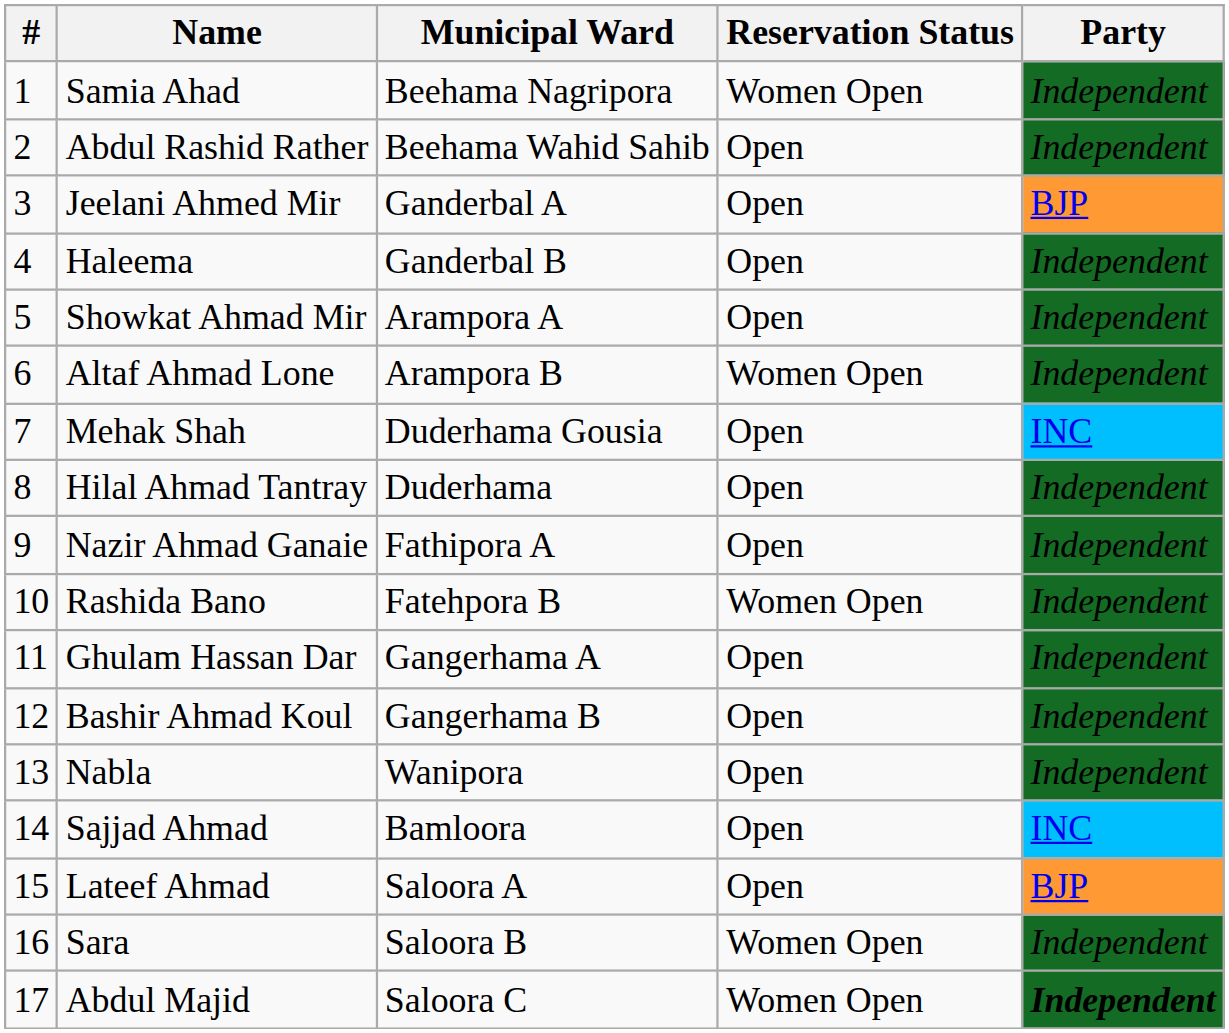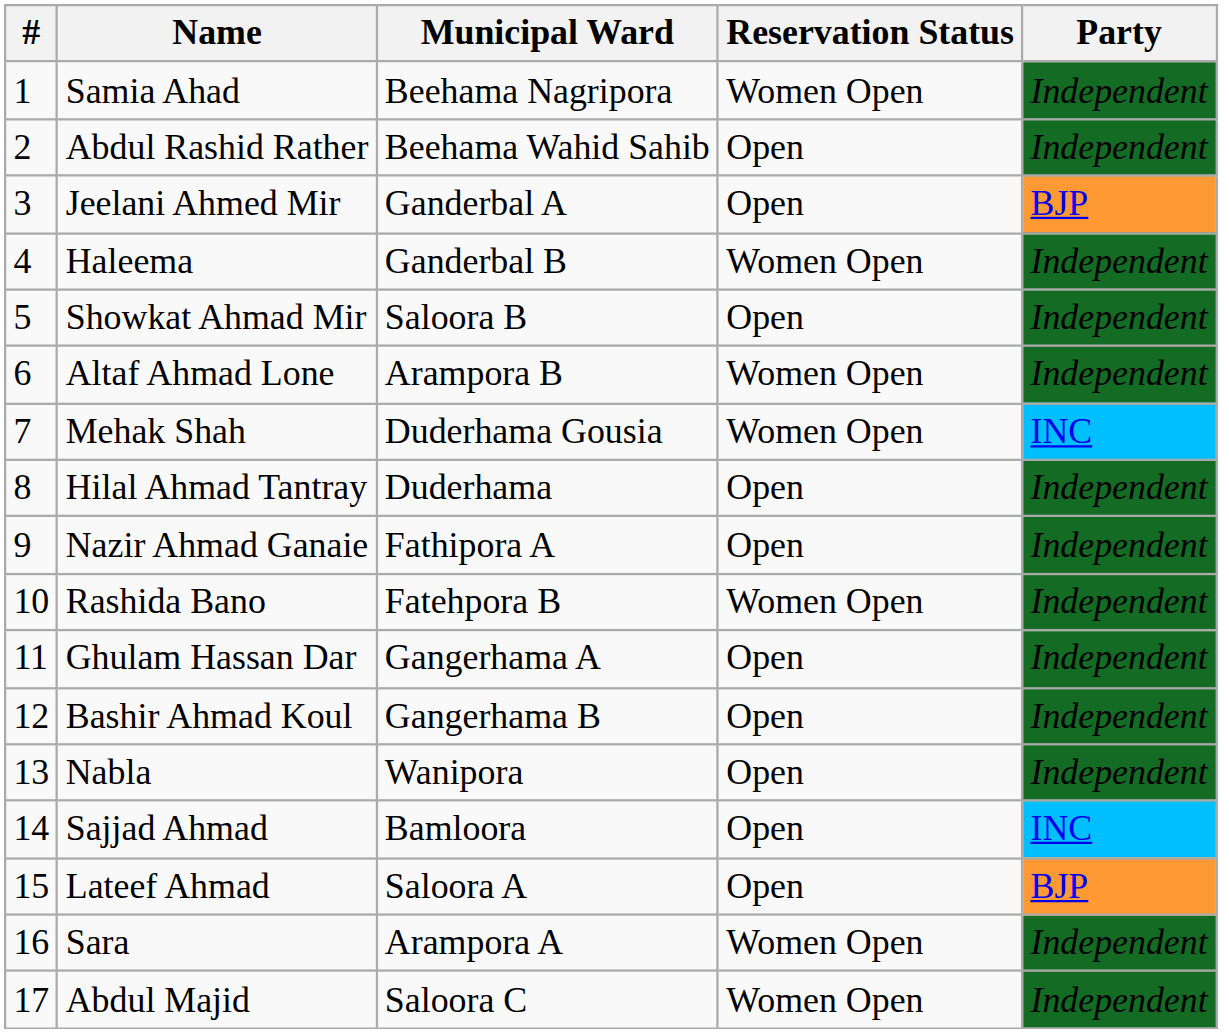(765, 260) Open -> (825, 260) Women Open
(474, 317) Arampora A -> (456, 317) Saloora B
(765, 430) Open -> (825, 430) Women Open
(456, 942) Saloora B -> (474, 942) Arampora A
(1123, 999) bold -> (1119, 999) normal
